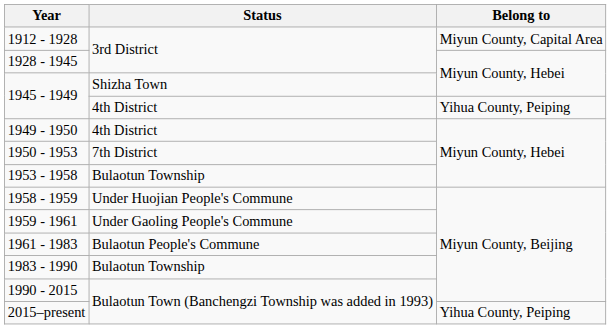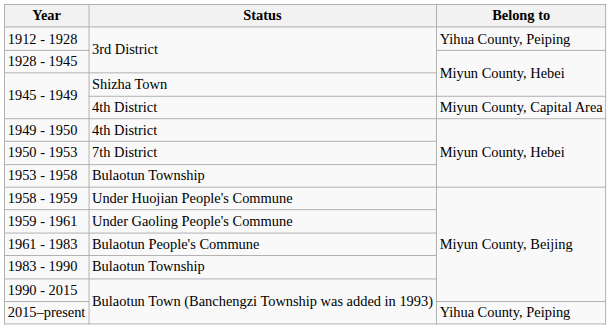(521, 38) Miyun County, Capital Area -> (505, 38) Yihua County, Peiping
(505, 107) Yihua County, Peiping -> (521, 107) Miyun County, Capital Area
